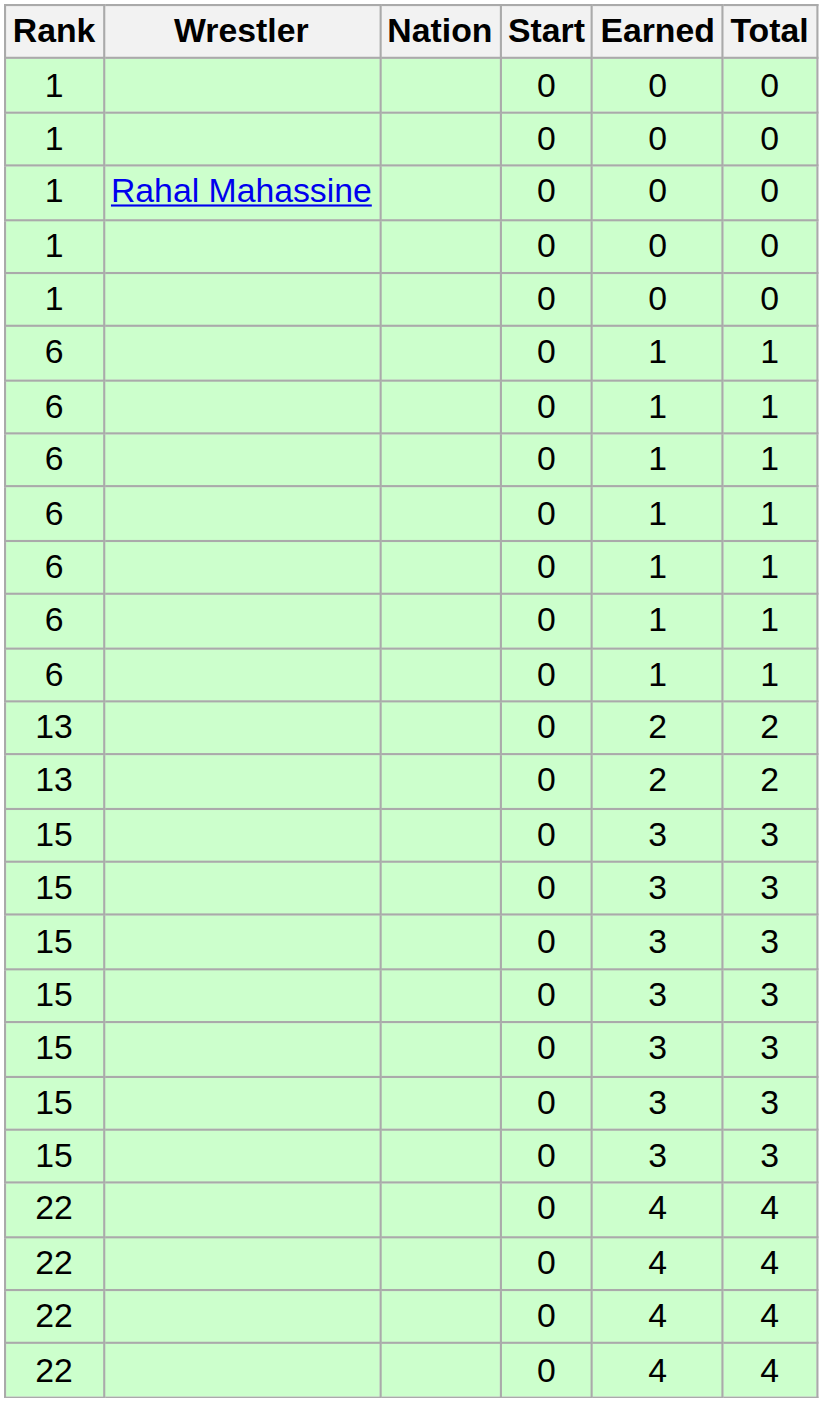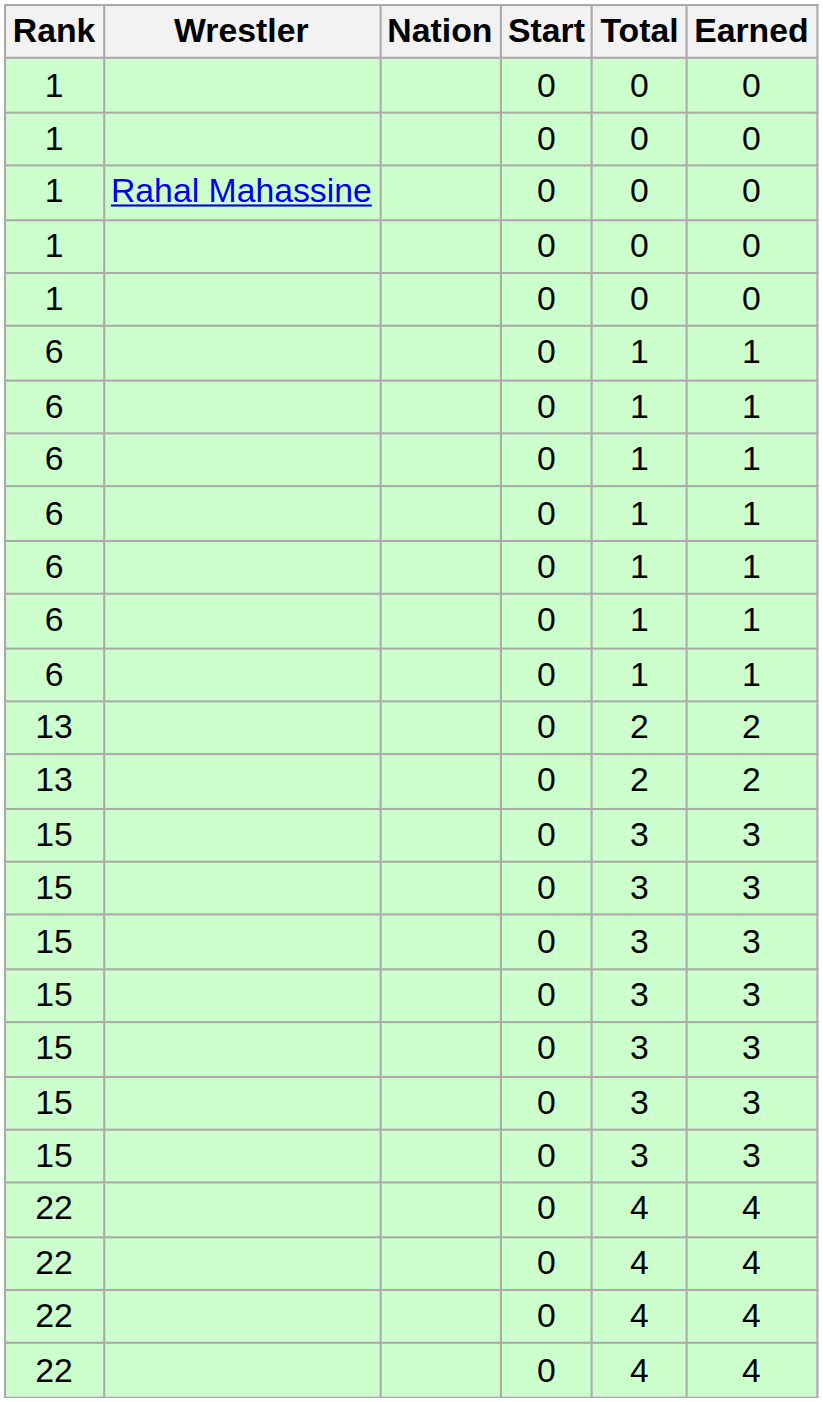columns swapped: (658, 31) <-> (770, 31)
